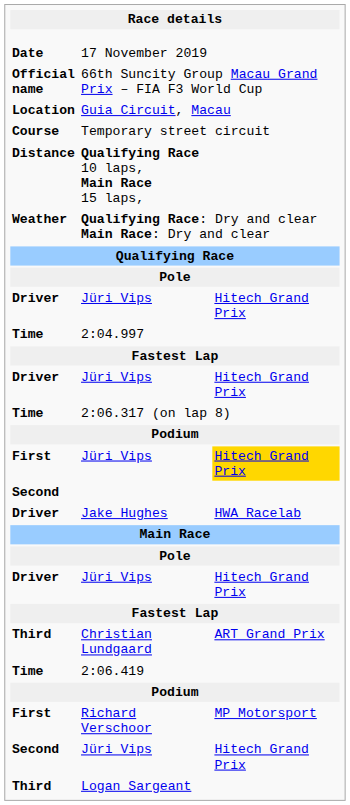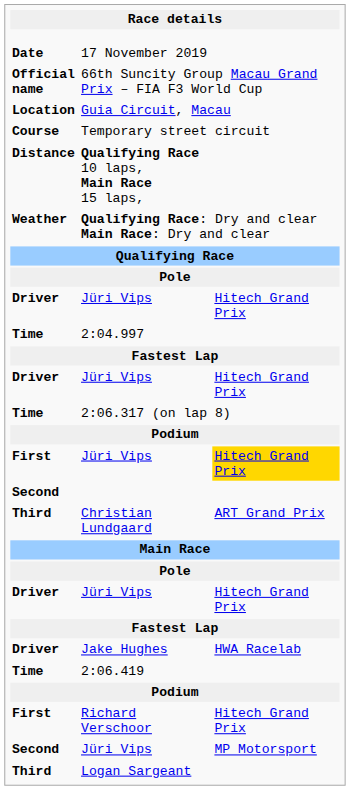rows swapped: (32, 634) <-> (36, 513)
(266, 713) MP Motorsport -> (262, 721) Hitech Grand Prix
(262, 757) Hitech Grand Prix -> (266, 749) MP Motorsport
